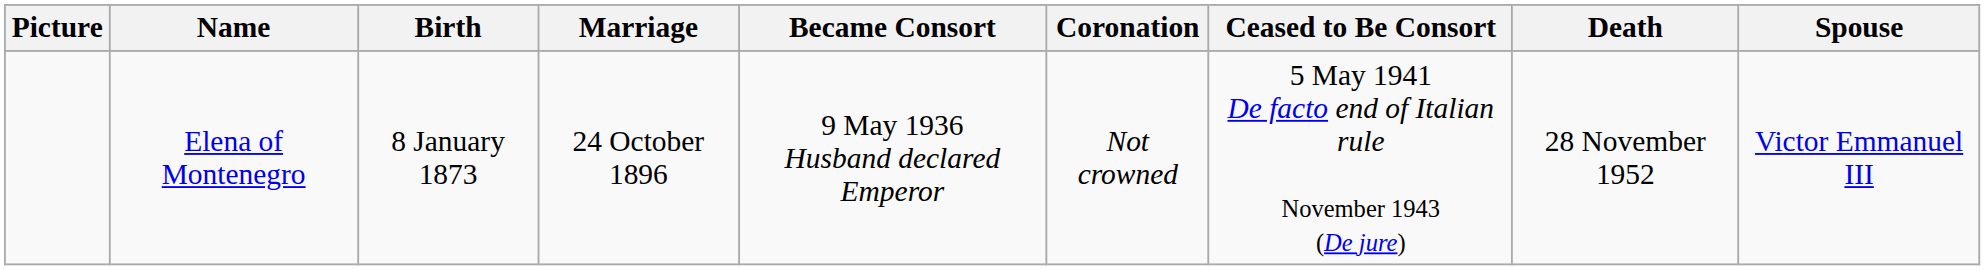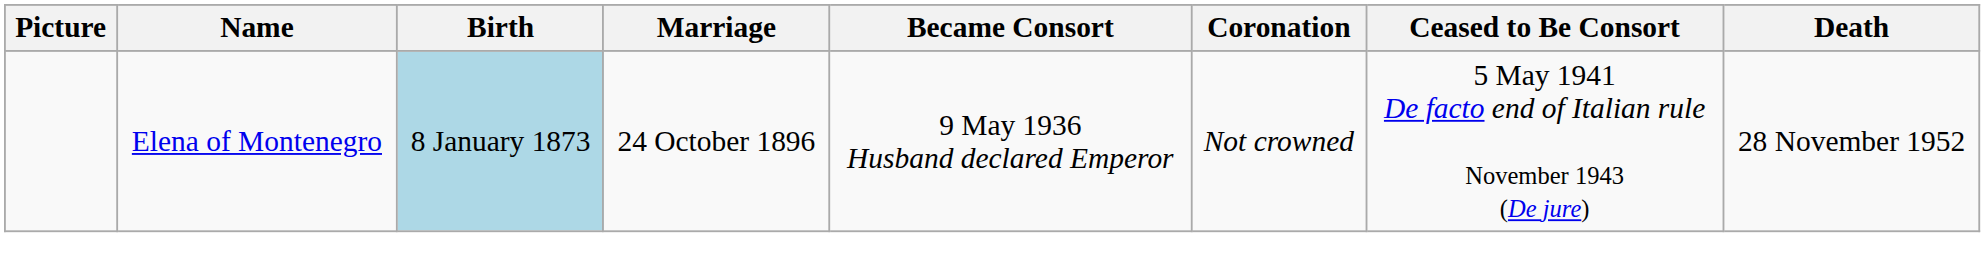- column: (1859, 27)
(448, 157) no background -> (501, 140) lightblue background
